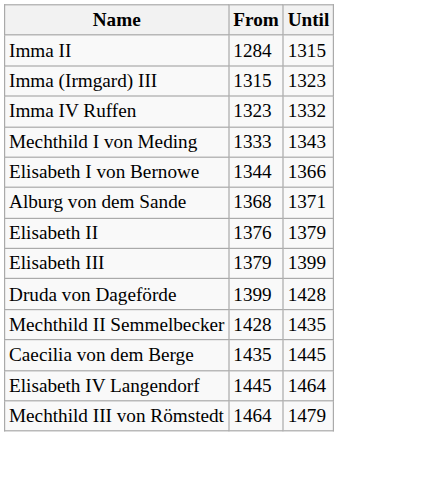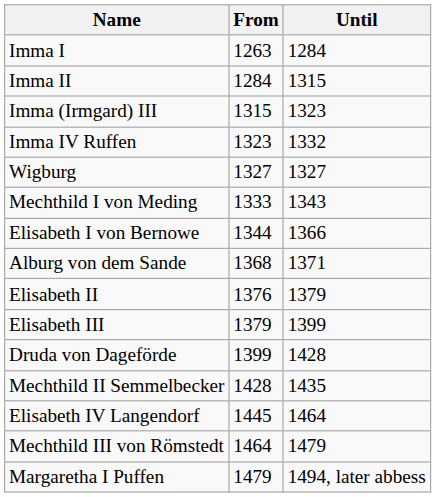+ row: (37, 50)
+ row: (43, 172)
- row: (101, 354)
+ row: (87, 476)
